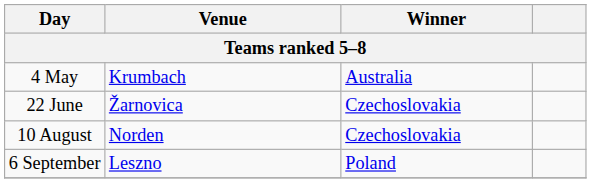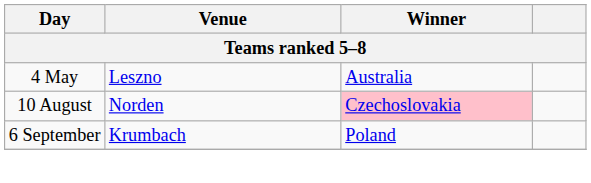(147, 76) Krumbach -> (135, 76) Leszno
- row: (55, 105)
(403, 134) no background -> (403, 105) pink background
(135, 163) Leszno -> (147, 134) Krumbach
